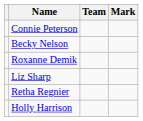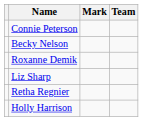columns swapped: (94, 12) <-> (123, 12)
